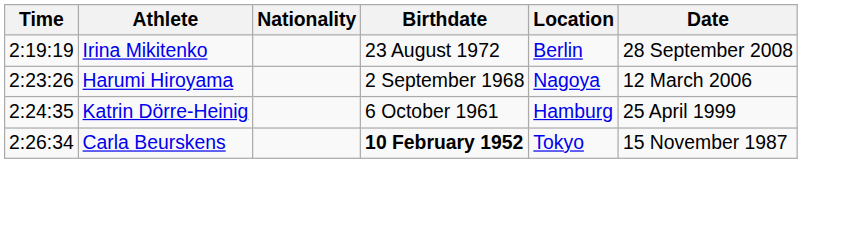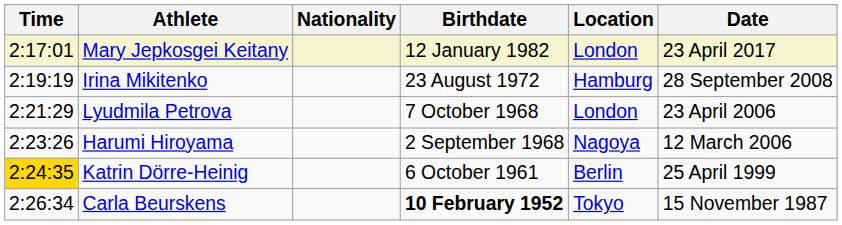+ row: (185, 50)
(558, 50) Berlin -> (613, 81) Hamburg
+ row: (157, 111)
(41, 111) no background -> (41, 173) gold background
(573, 111) Hamburg -> (598, 173) Berlin
